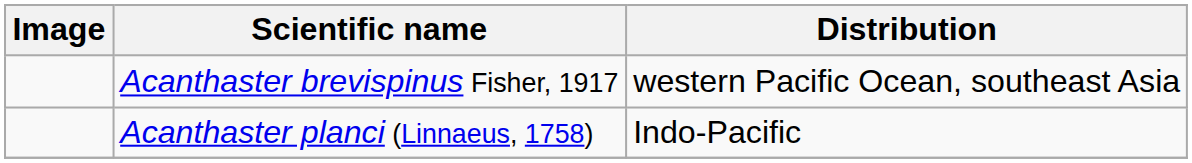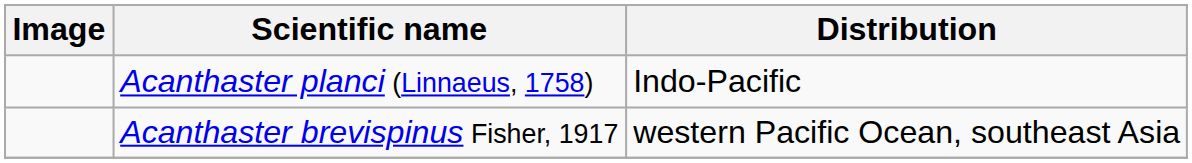rows swapped: (369, 81) <-> (357, 132)
